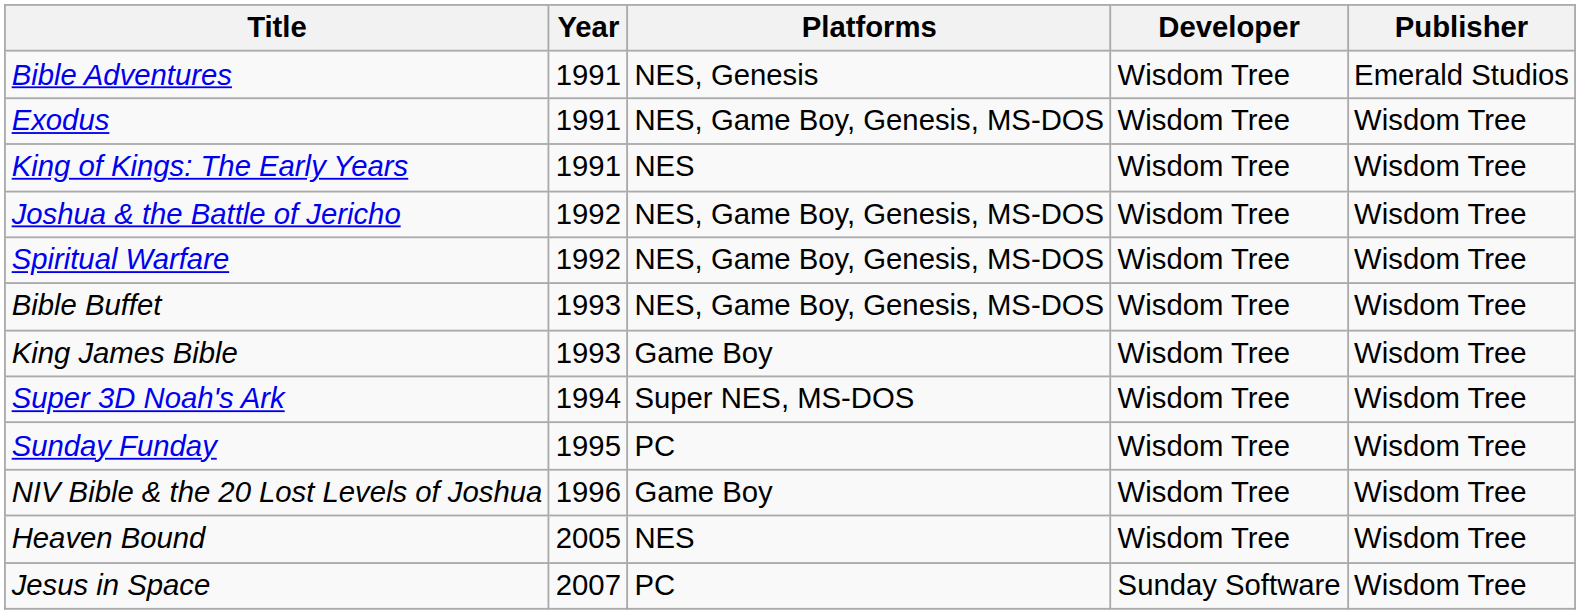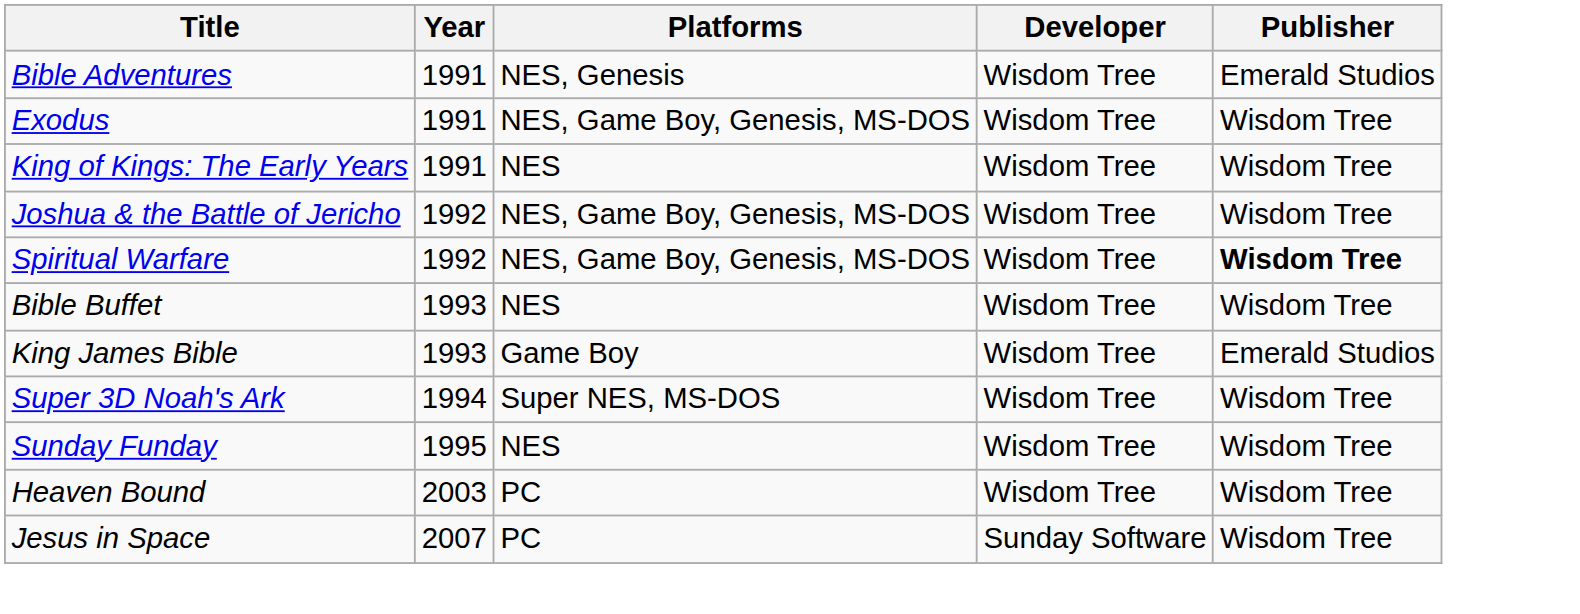(1440, 259) normal -> (1311, 259) bold
(869, 306) NES, Game Boy, Genesis, MS-DOS -> (530, 306) NES
(1440, 352) Wisdom Tree -> (1328, 352) Emerald Studios
(655, 445) PC -> (530, 445) NES
- row: (277, 492)
(588, 538) 2005 -> (454, 492) 2003
(665, 538) NES -> (521, 492) PC
